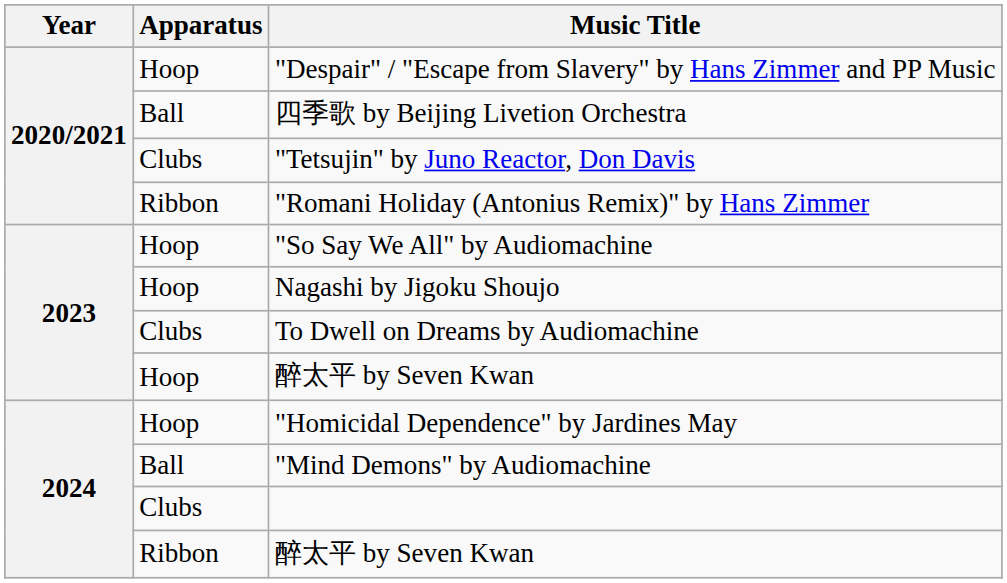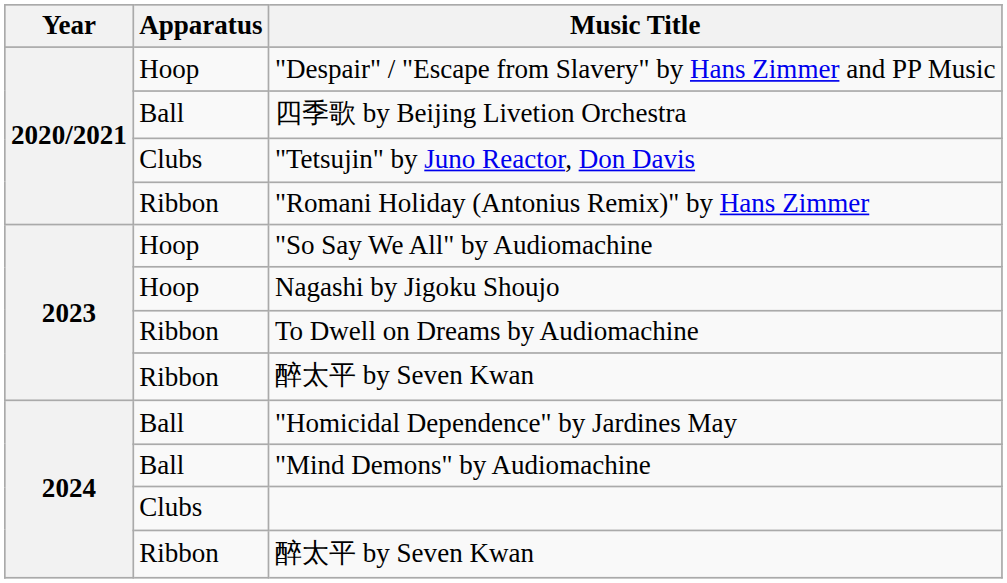(171, 331) Clubs -> (179, 331) Ribbon
(169, 376) Hoop -> (179, 376) Ribbon
(169, 422) Hoop -> (162, 422) Ball
